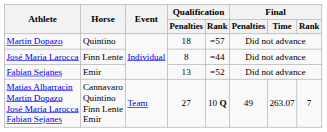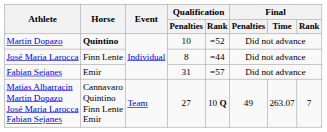(99, 42) normal -> (101, 42) bold
(186, 42) 18 -> (186, 42) 10
(217, 42) =57 -> (217, 42) =52
(186, 72) 13 -> (186, 72) 31
(217, 72) =52 -> (217, 72) =57
